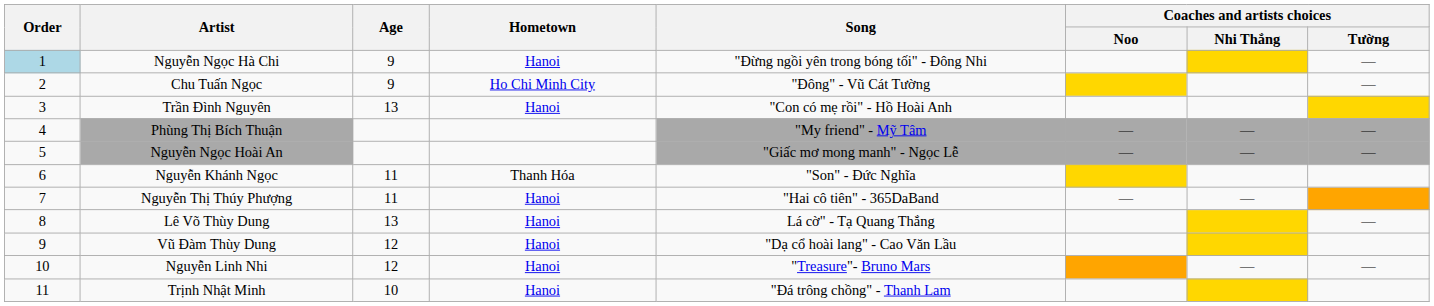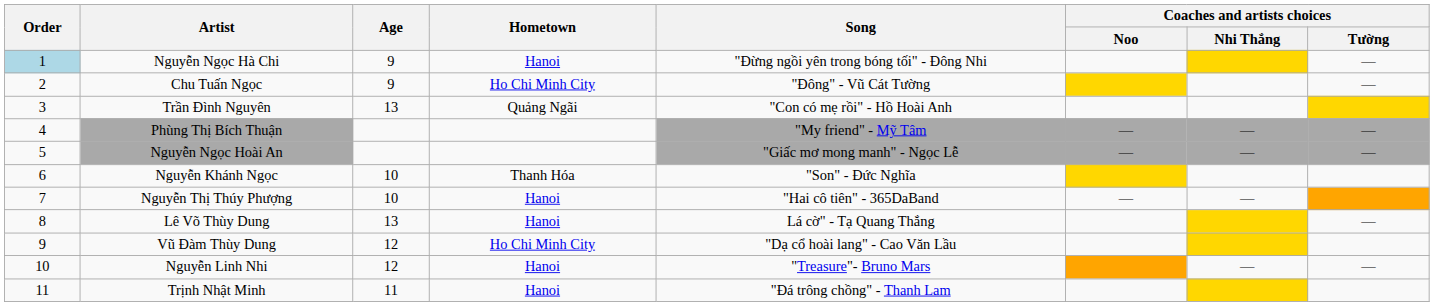(542, 107) Hanoi -> (542, 107) Quảng Ngãi
(391, 175) 11 -> (391, 175) 10
(391, 198) 11 -> (391, 198) 10
(542, 244) Hanoi -> (542, 244) Ho Chi Minh City
(391, 289) 10 -> (391, 289) 11
